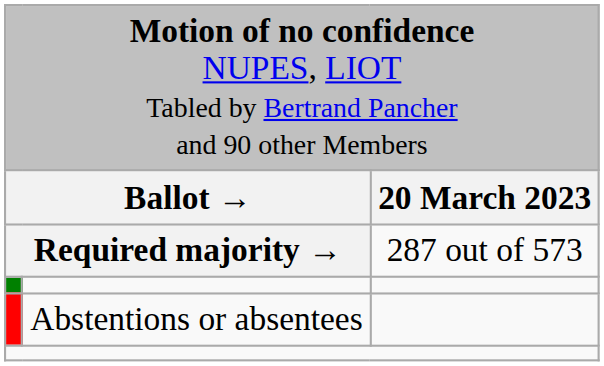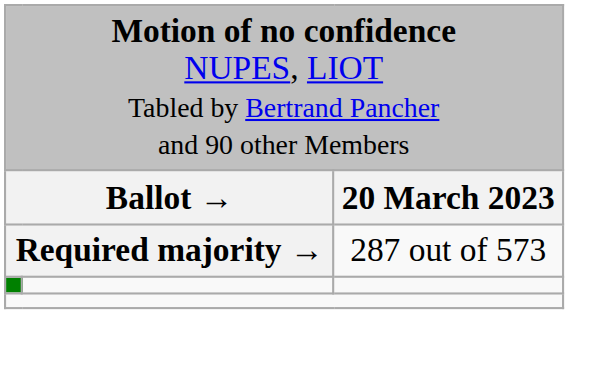- row: (14, 319)
